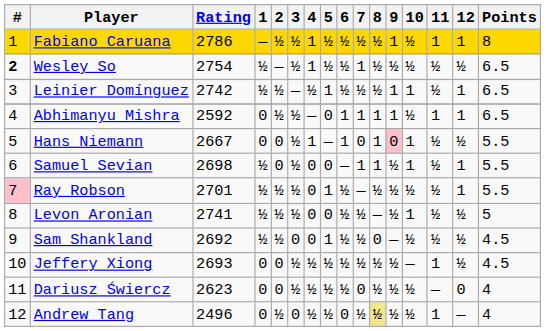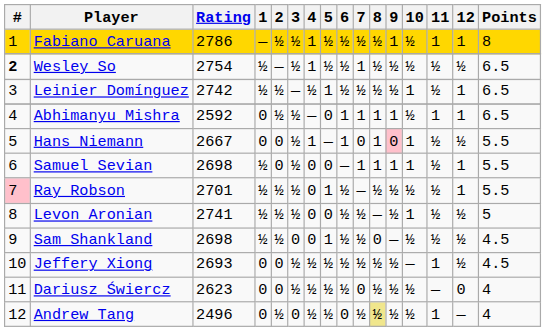(394, 91) 1 -> (394, 91) ½
(394, 166) ½ -> (394, 166) 1
(214, 240) 2692 -> (214, 240) 2698
